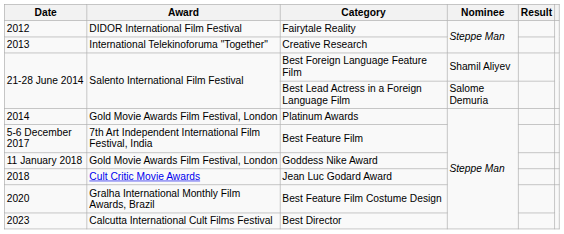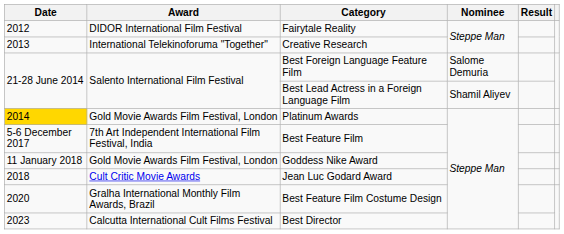(480, 67) Shamil Aliyev -> (469, 67) Salome Demuria
(469, 94) Salome Demuria -> (480, 94) Shamil Aliyev
(18, 116) no background -> (18, 116) gold background
